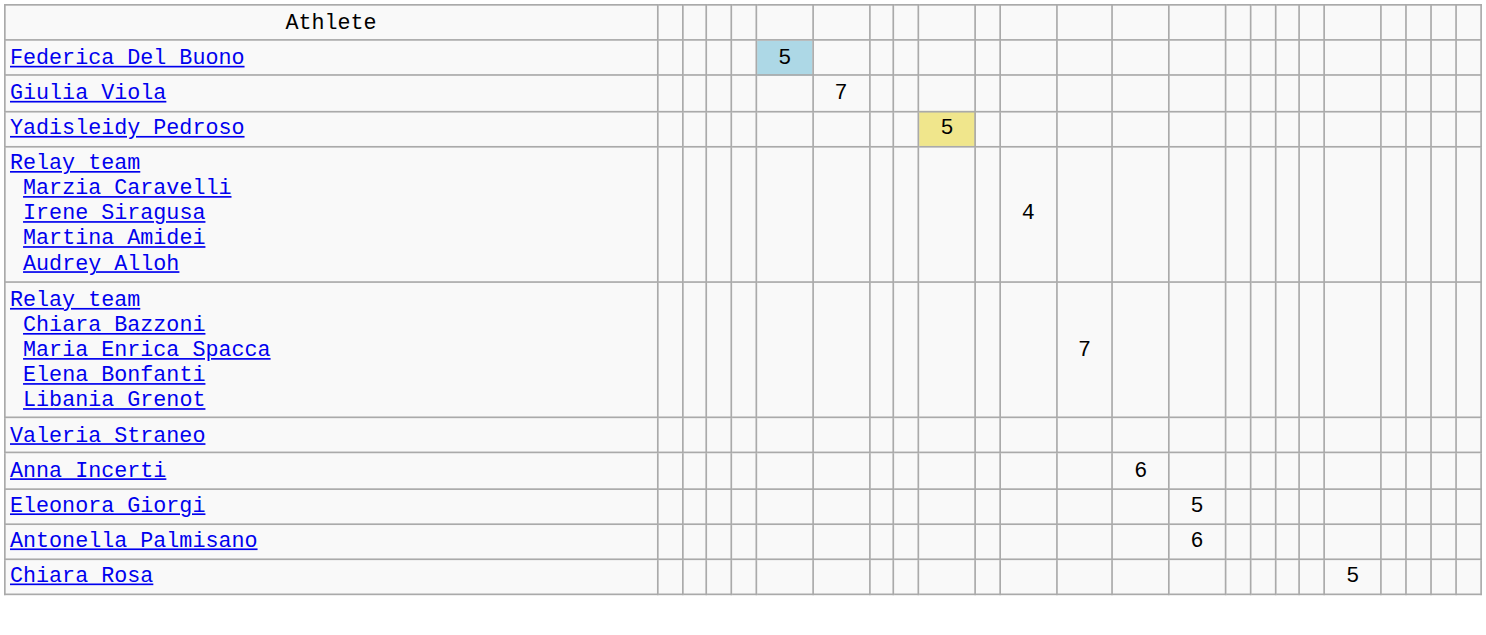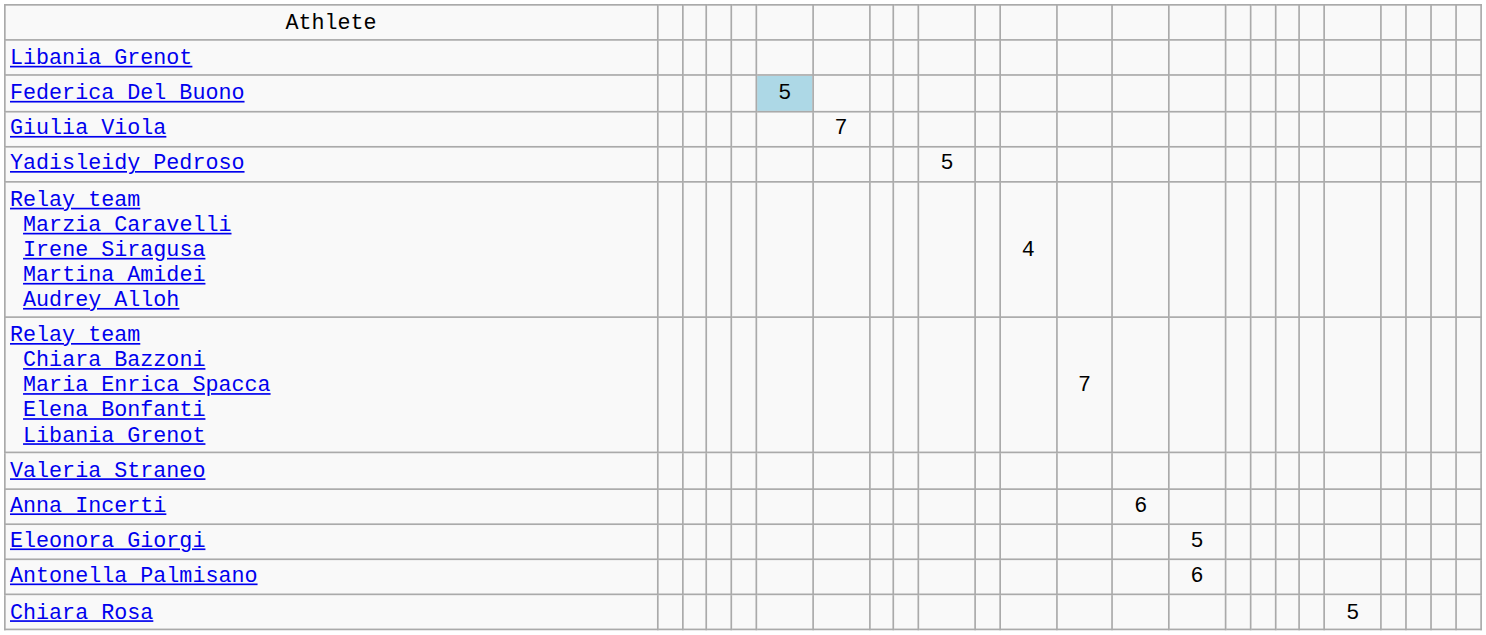+ row: (101, 58)
(947, 129) khaki background -> (947, 164) no background
